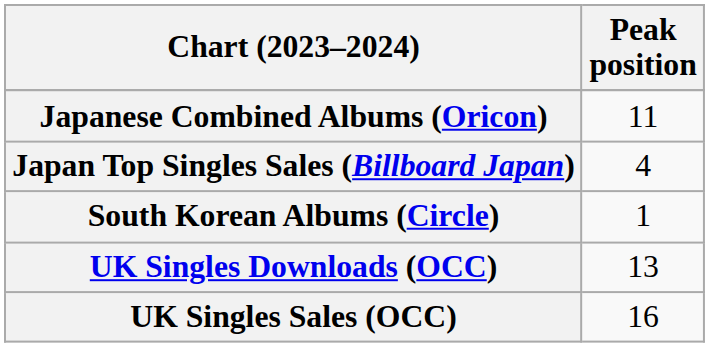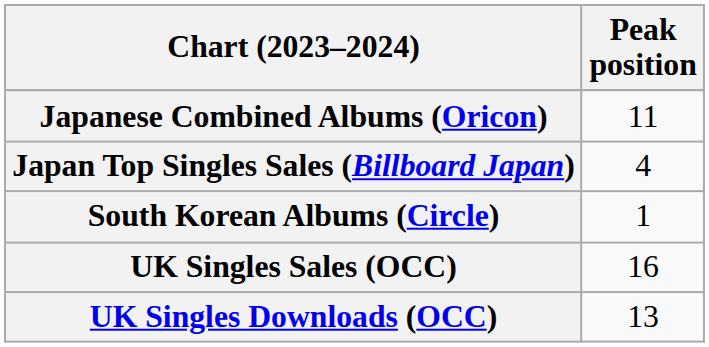rows swapped: (294, 266) <-> (294, 316)
